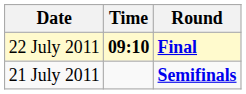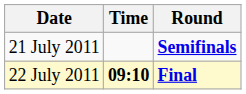rows swapped: (54, 74) <-> (54, 46)
